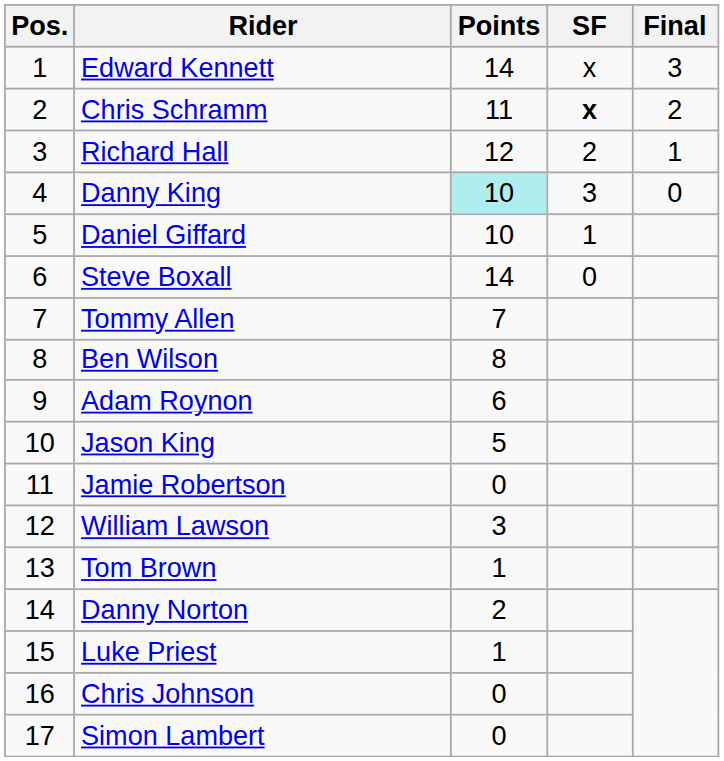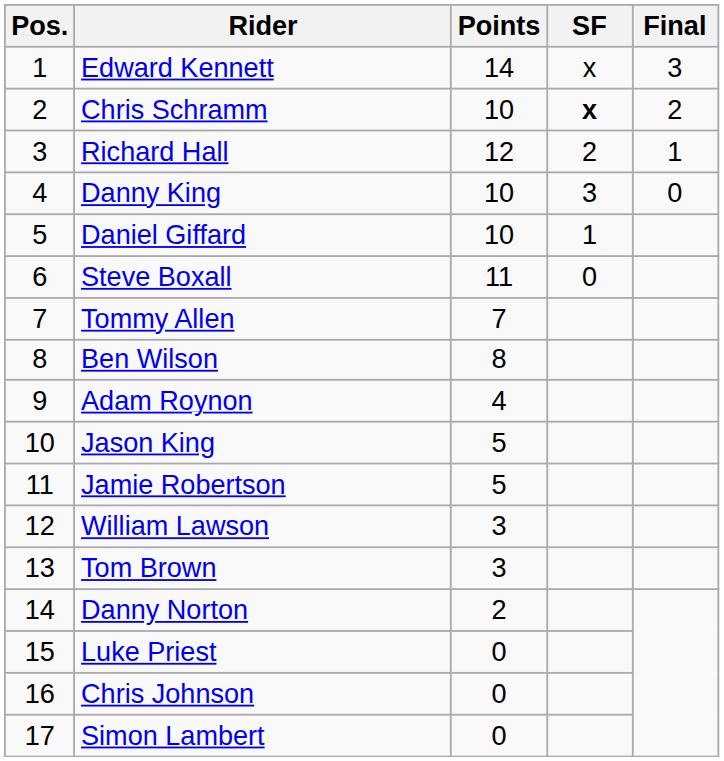(499, 109) 11 -> (499, 109) 10
(499, 193) paleturquoise background -> (499, 193) no background
(499, 276) 14 -> (499, 276) 11
(499, 401) 6 -> (499, 401) 4
(499, 485) 0 -> (499, 485) 5
(499, 568) 1 -> (499, 568) 3
(499, 652) 1 -> (499, 652) 0
